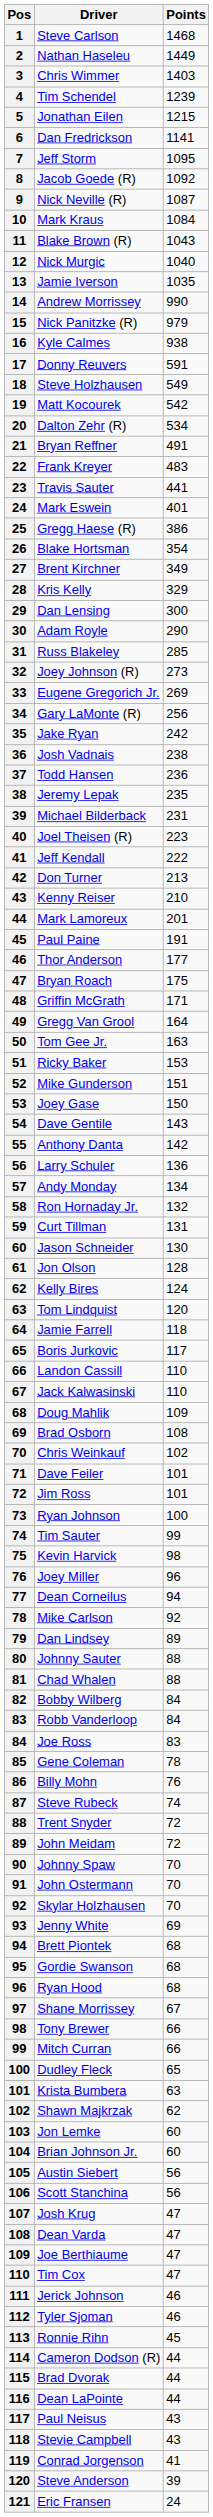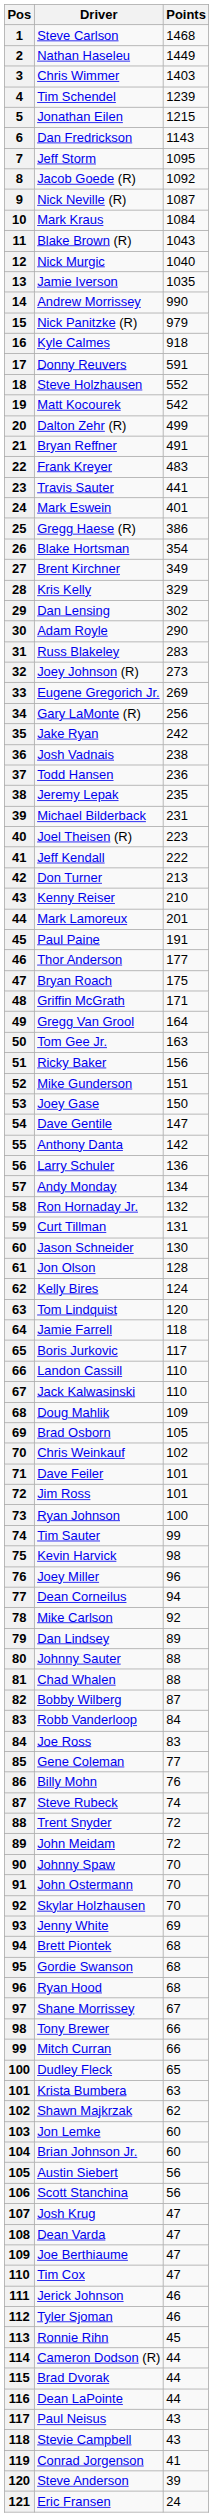(180, 138) 1141 -> (180, 138) 1143
(177, 343) 938 -> (177, 343) 918
(177, 384) 549 -> (177, 384) 552
(177, 425) 534 -> (177, 425) 499
(177, 610) 300 -> (177, 610) 302
(177, 651) 285 -> (177, 651) 283
(177, 1063) 153 -> (177, 1063) 156
(177, 1124) 143 -> (177, 1124) 147
(177, 1432) 108 -> (177, 1432) 105
(173, 1700) 84 -> (173, 1700) 87
(173, 1761) 78 -> (173, 1761) 77
